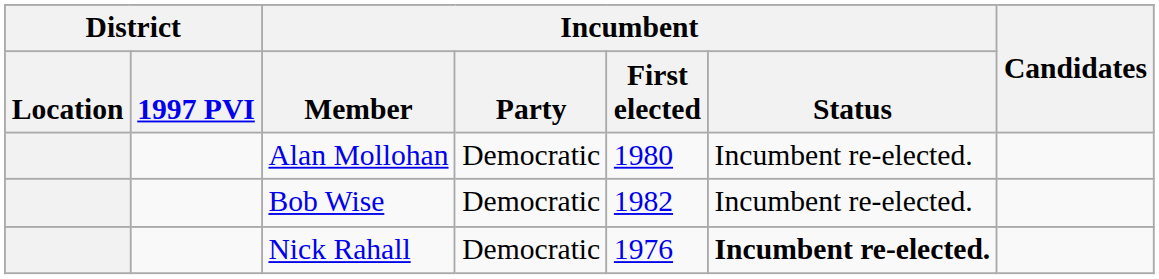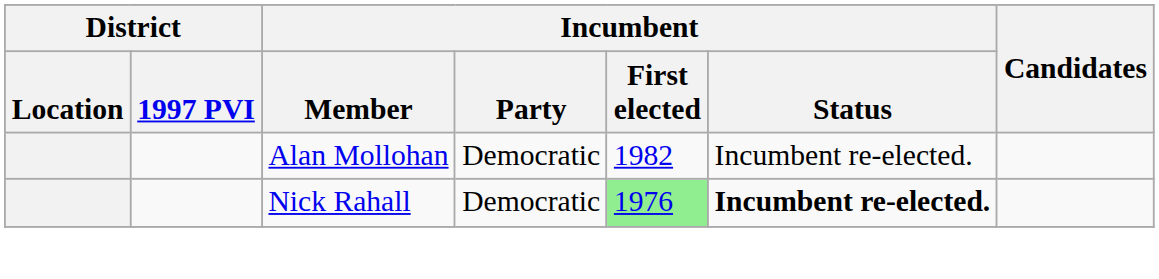(643, 155) 1980 -> (643, 155) 1982
- row: (326, 202)
(643, 249) no background -> (643, 202) lightgreen background
